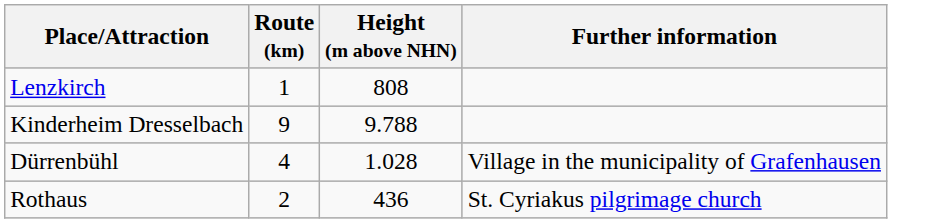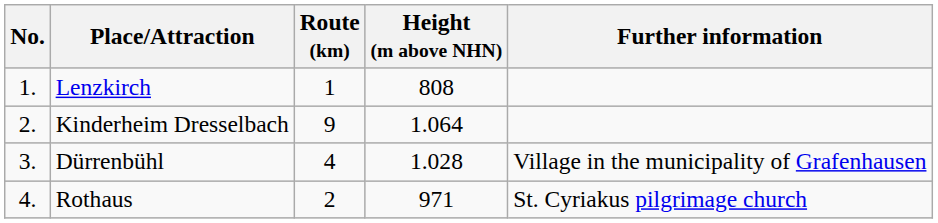+ column: (27, 36)
(391, 124) 9.788 -> (436, 124) 1.064
(391, 198) 436 -> (436, 198) 971
